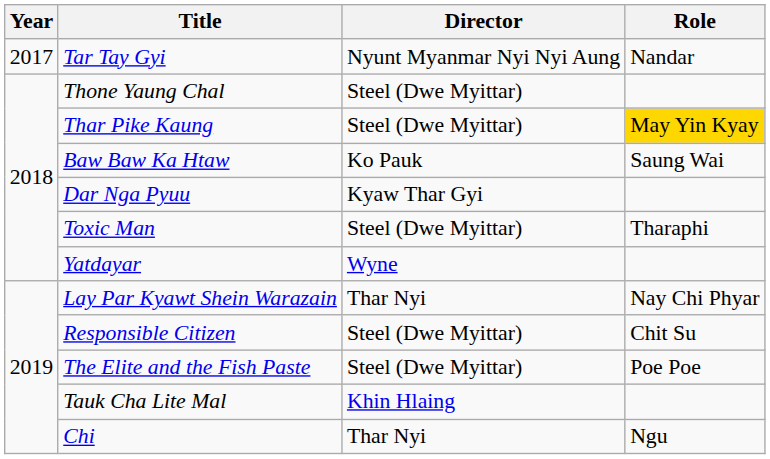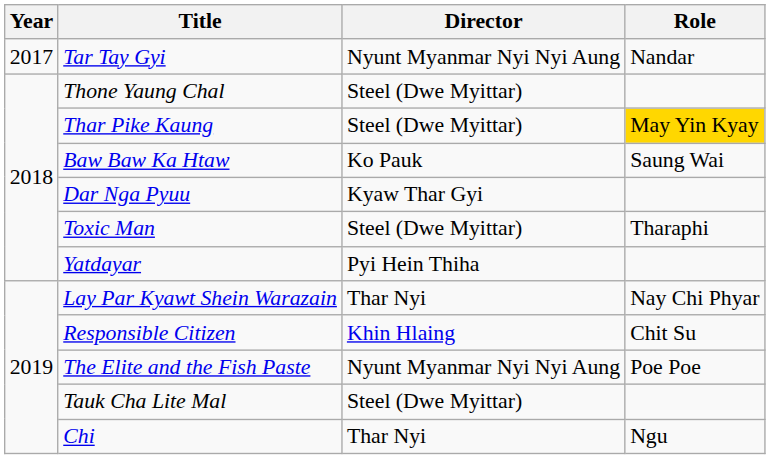(372, 263) Wyne -> (413, 263) Pyi Hein Thiha
(435, 332) Steel (Dwe Myittar) -> (401, 332) Khin Hlaing
(435, 366) Steel (Dwe Myittar) -> (484, 366) Nyunt Myanmar Nyi Nyi Aung
(401, 401) Khin Hlaing -> (435, 401) Steel (Dwe Myittar)
